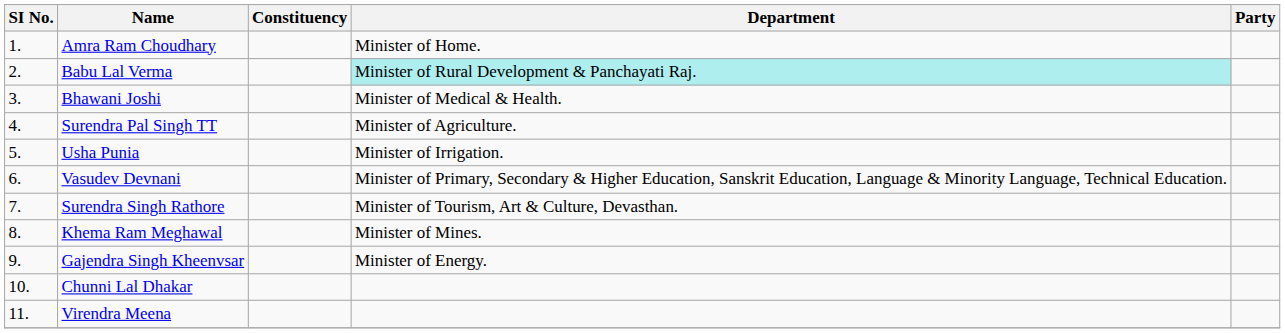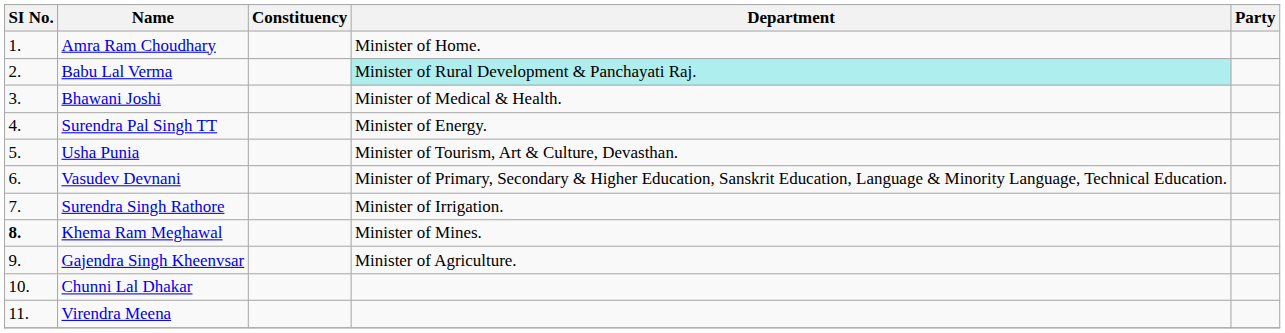(436, 125) Minister of Agriculture. -> (421, 125) Minister of Energy.
(429, 152) Minister of Irrigation. -> (517, 152) Minister of Tourism, Art & Culture, Devasthan.
(517, 206) Minister of Tourism, Art & Culture, Devasthan. -> (429, 206) Minister of Irrigation.
(15, 233) normal -> (15, 233) bold
(421, 260) Minister of Energy. -> (436, 260) Minister of Agriculture.
